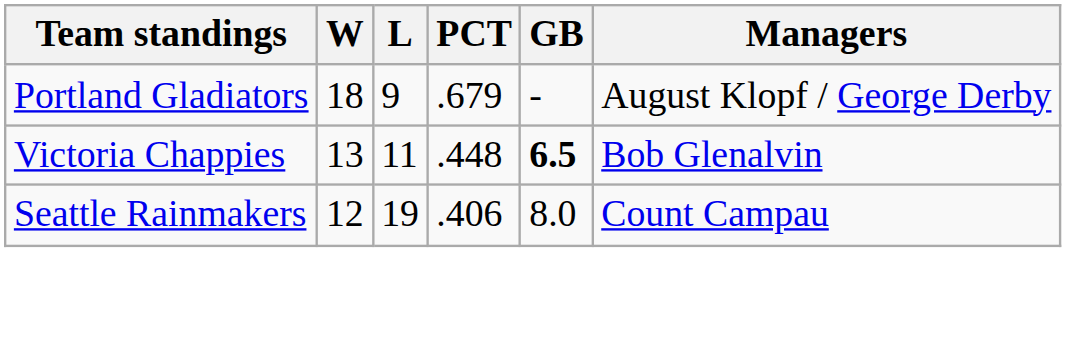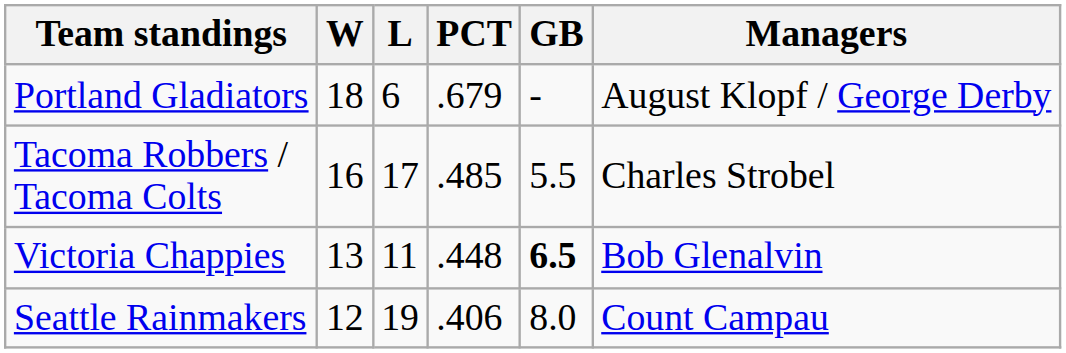(391, 94) 9 -> (391, 94) 6
+ row: (151, 175)
